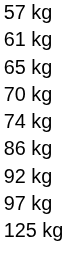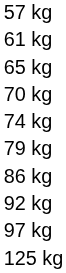+ row: (28, 149)
